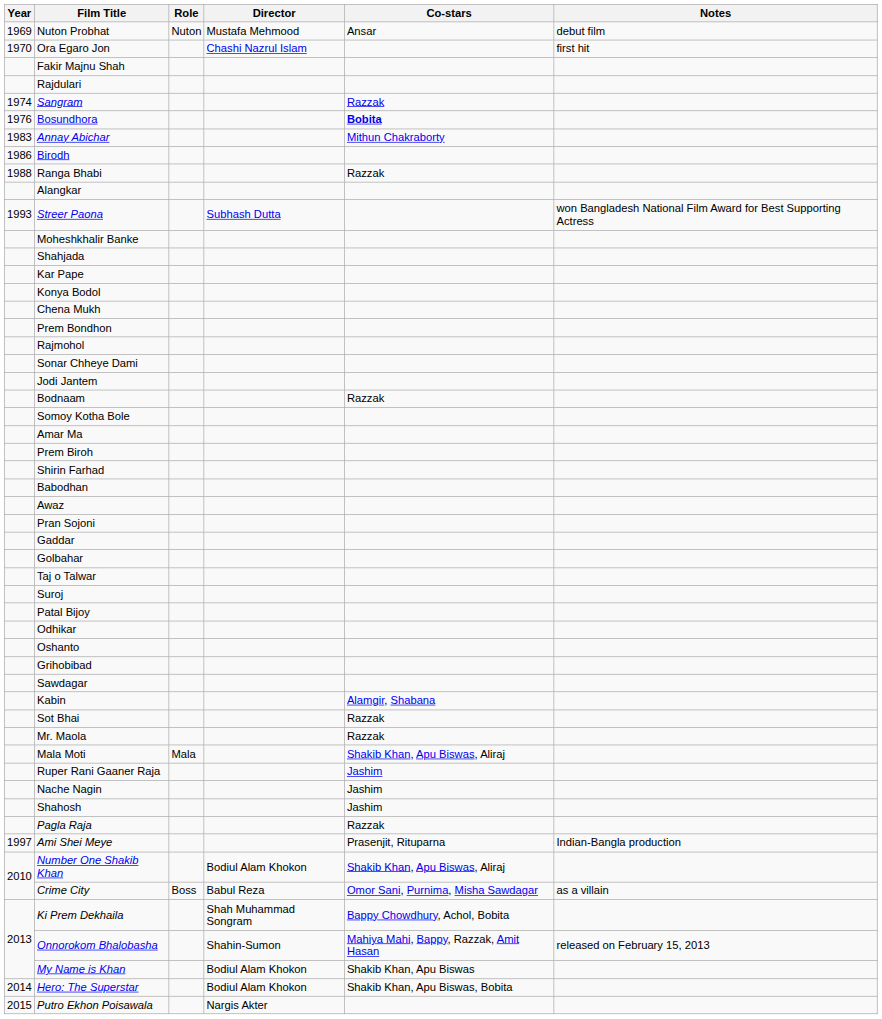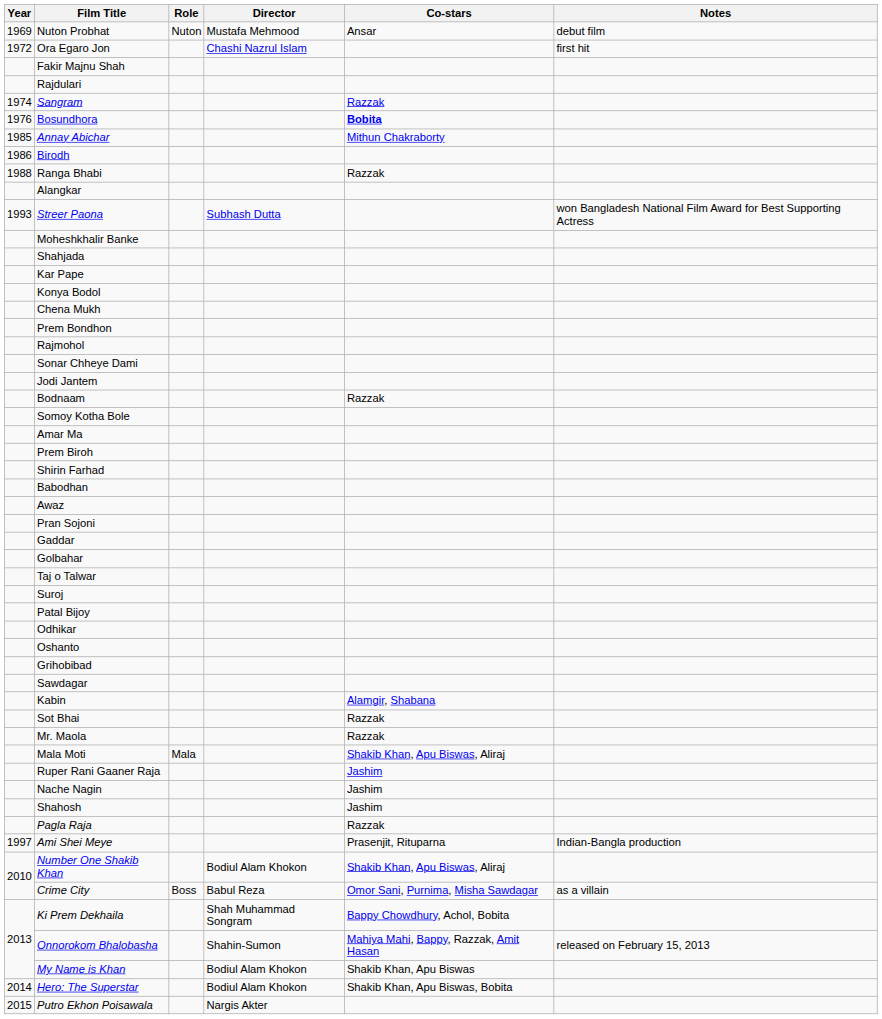(19, 48) 1970 -> (19, 48) 1972
(19, 137) 1983 -> (19, 137) 1985
